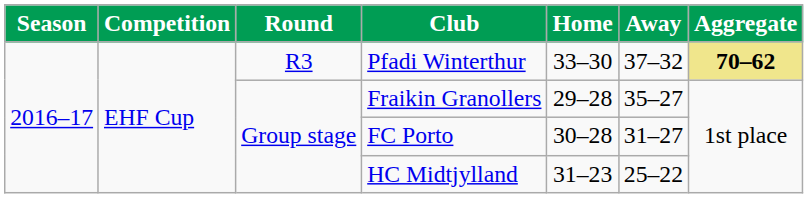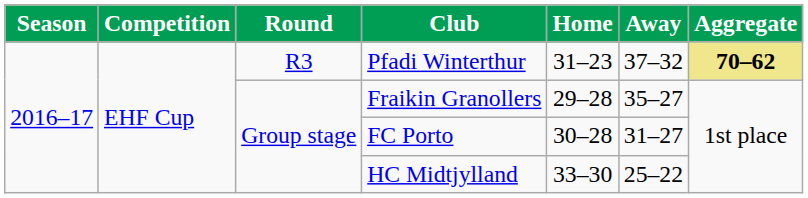(583, 60) 33–30 -> (583, 60) 31–23
(583, 173) 31–23 -> (583, 173) 33–30
